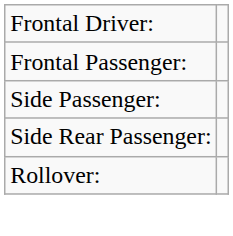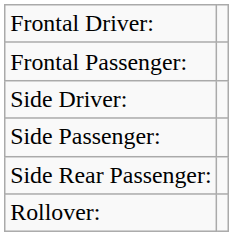+ row: (69, 99)
